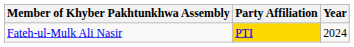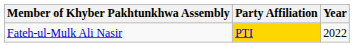(335, 32) 2024 -> (335, 32) 2022
